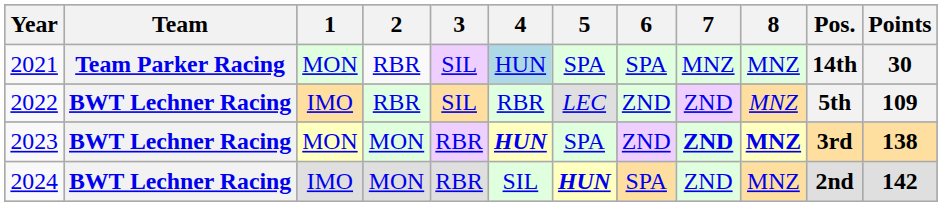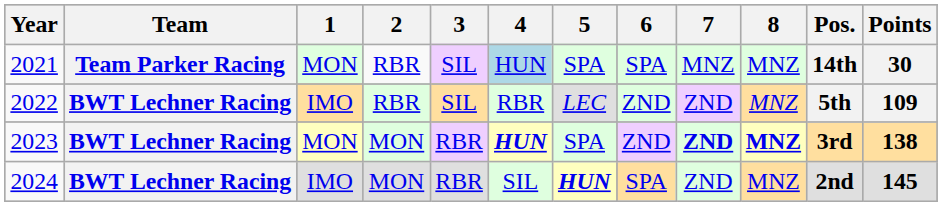(900, 181) 142 -> (900, 181) 145
